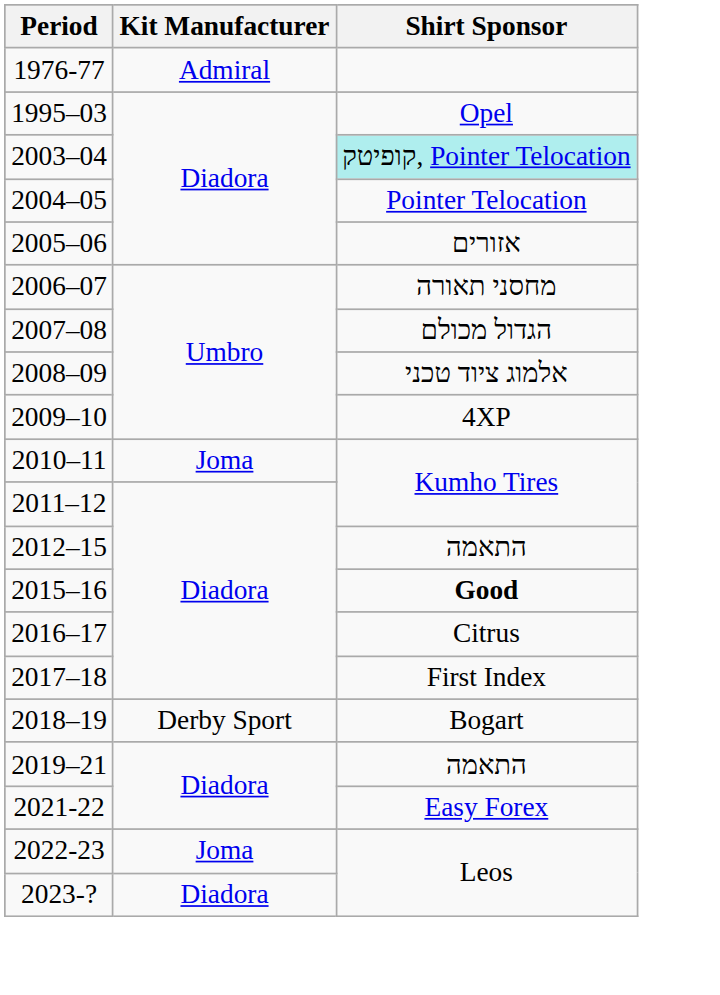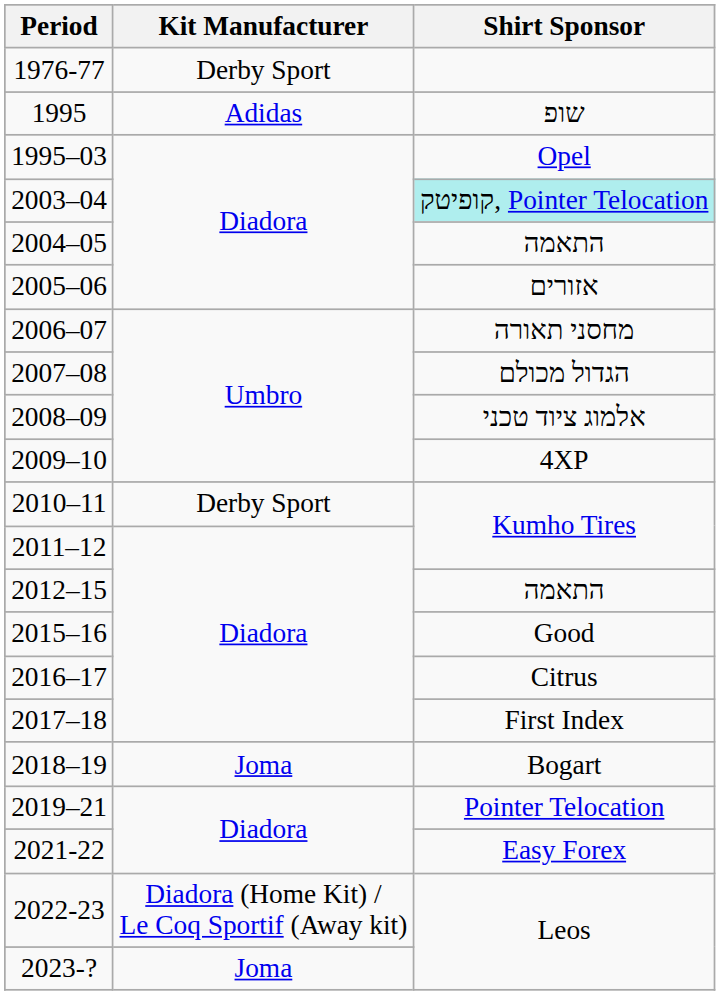(225, 69) Admiral -> (263, 69) Derby Sport
+ row: (59, 112)
(486, 199) Pointer Telocation -> (564, 243) התאמה
(225, 460) Joma -> (263, 503) Derby Sport
(486, 590) bold -> (564, 633) normal
(225, 720) Derby Sport -> (263, 763) Joma
(486, 763) התאמה -> (564, 807) Pointer Telocation
(225, 850) Joma -> (263, 909) Diadora (Home Kit) / Le Coq Sportif (Away kit)
(225, 894) Diadora -> (263, 968) Joma
